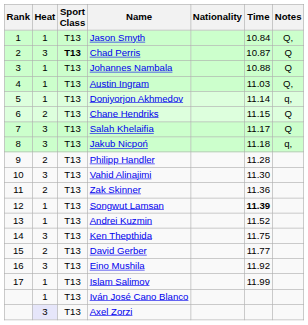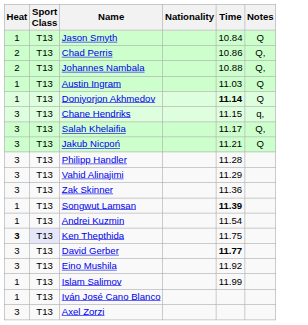- column: (18, 17)
(288, 38) Q, -> (260, 38) Q
(45, 53) 3 -> (17, 53) 2
(72, 53) bold -> (45, 53) normal
(258, 53) 10.87 -> (230, 53) 10.86
(288, 53) Q -> (260, 53) Q,
(45, 68) 1 -> (17, 68) 2
(288, 68) Q -> (260, 68) Q,
(288, 83) Q, -> (260, 83) Q
(258, 99) normal -> (230, 99) bold
(288, 99) q, -> (260, 99) Q
(45, 114) 2 -> (17, 114) 3
(288, 114) Q -> (260, 114) q,
(288, 129) Q -> (260, 129) Q,
(258, 144) 11.18 -> (230, 144) 11.21
(288, 144) q, -> (260, 144) Q
(45, 159) 2 -> (17, 159) 3
(258, 175) 11.30 -> (230, 175) 11.29
(45, 190) 2 -> (17, 190) 3
(258, 220) 11.52 -> (230, 220) 11.54
(45, 236) normal -> (17, 236) bold
(72, 236) no background -> (45, 236) lavender background
(45, 251) 2 -> (17, 251) 3
(258, 251) normal -> (230, 251) bold
(45, 312) lavender background -> (17, 312) no background
